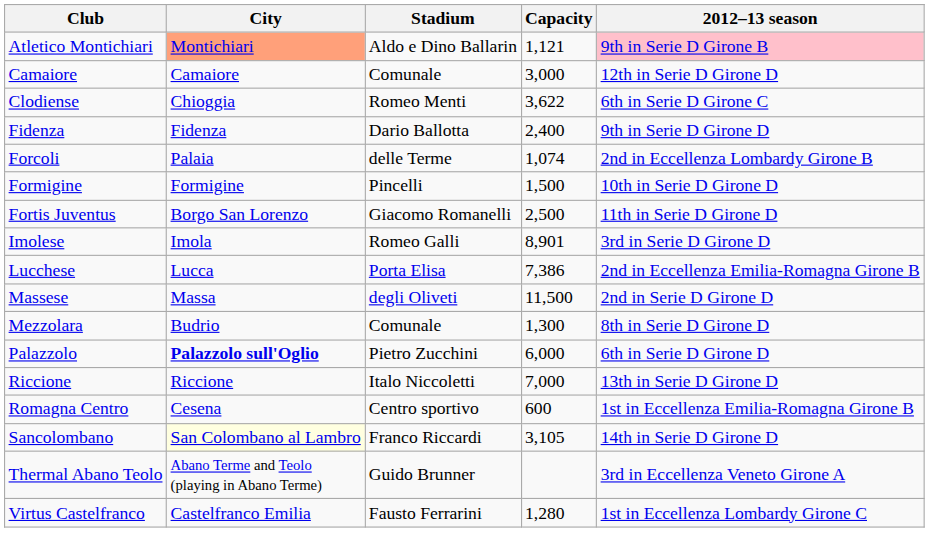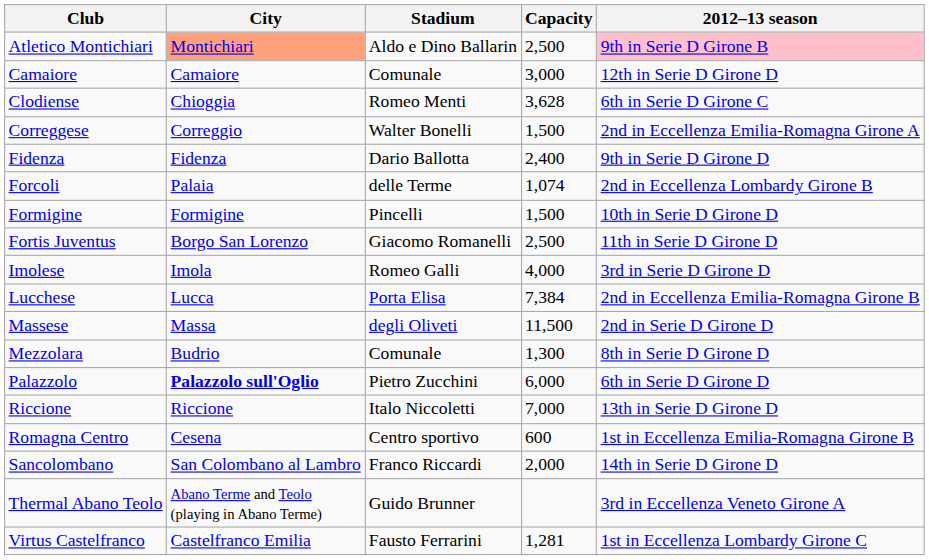(545, 46) 1,121 -> (545, 46) 2,500
(545, 102) 3,622 -> (545, 102) 3,628
+ row: (49, 130)
(545, 241) 8,901 -> (545, 269) 4,000
(545, 269) 7,386 -> (545, 297) 7,384
(266, 437) lightyellow background -> (266, 465) no background
(545, 437) 3,105 -> (545, 465) 2,000
(545, 512) 1,280 -> (545, 540) 1,281
